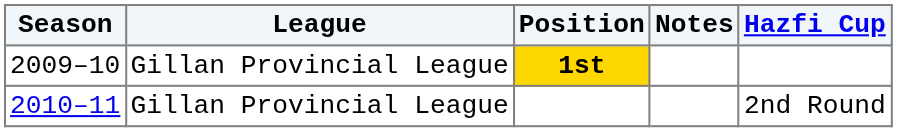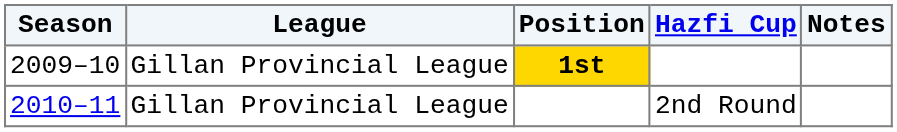columns swapped: (815, 25) <-> (694, 25)
